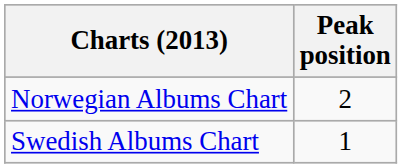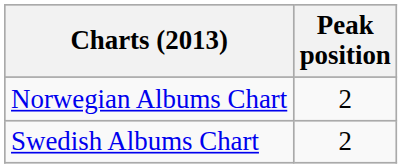(345, 141) 1 -> (345, 141) 2
